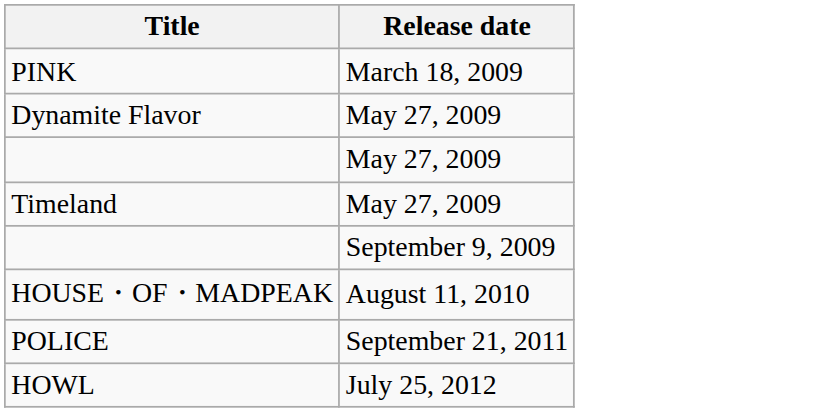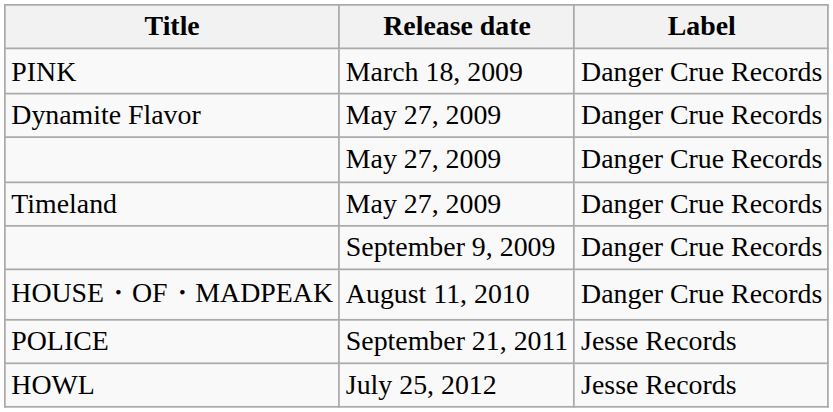+ column: (702, 26)
